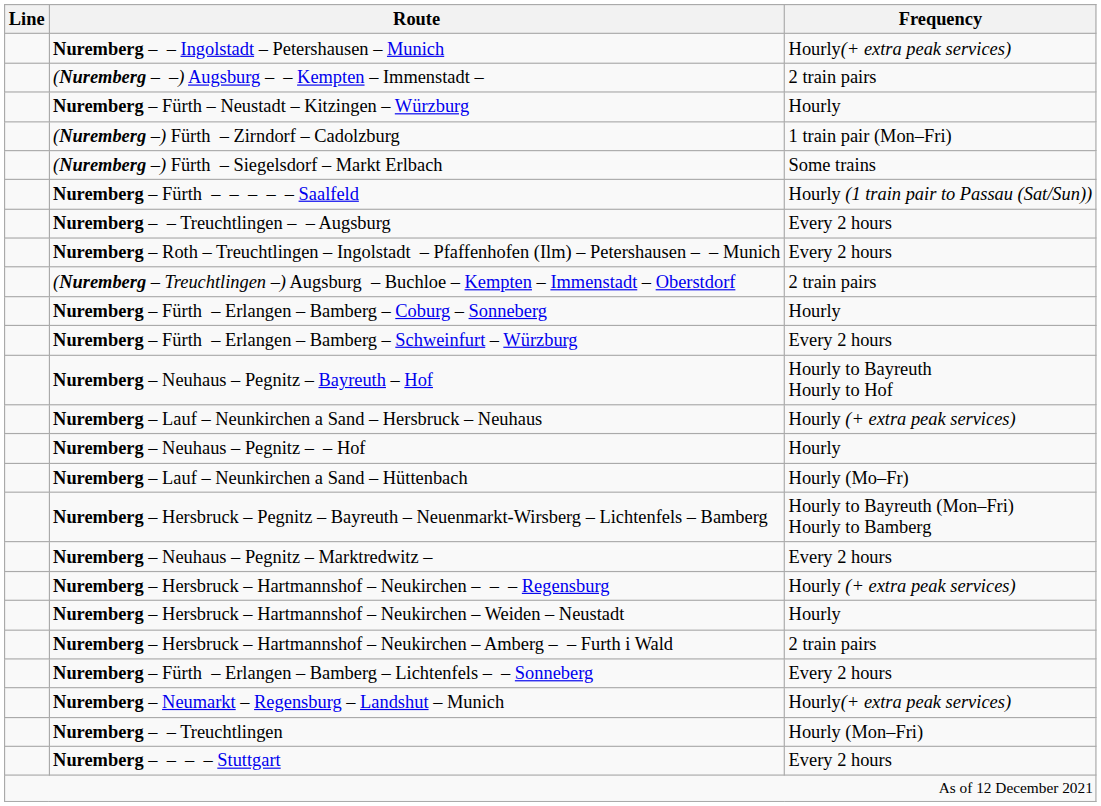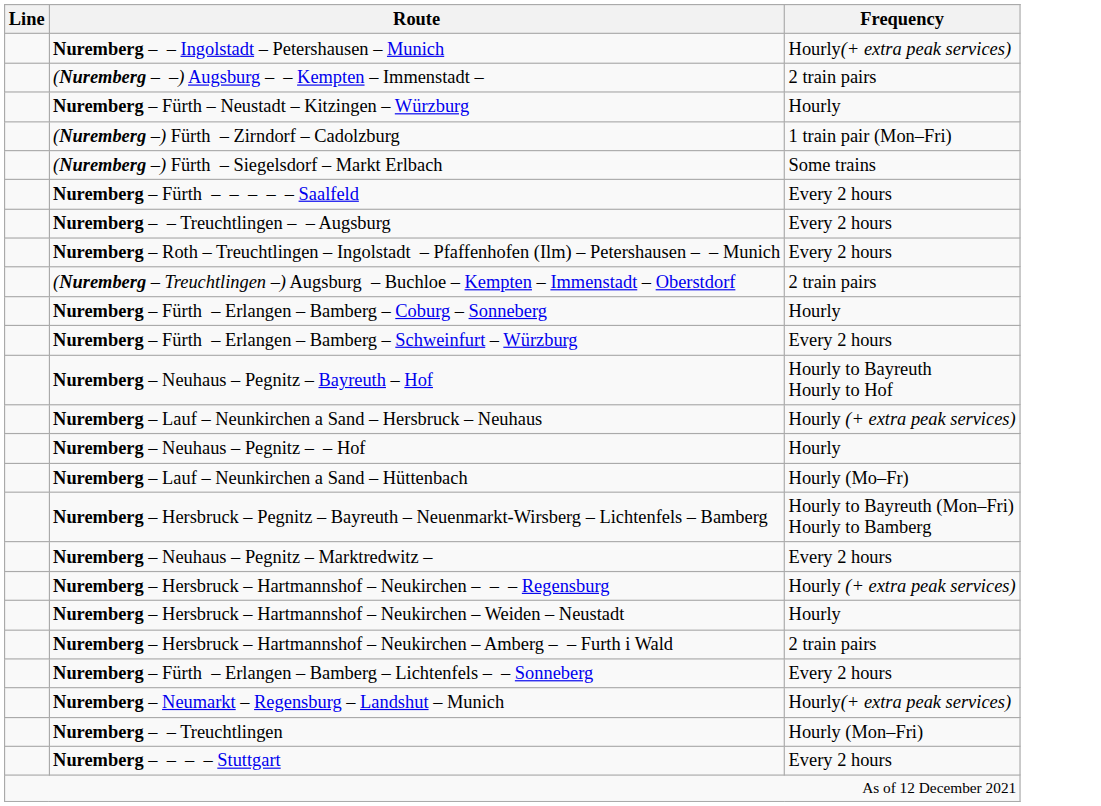(940, 194) Hourly (1 train pair to Passau (Sat/Sun)) -> (840, 194) Every 2 hours
